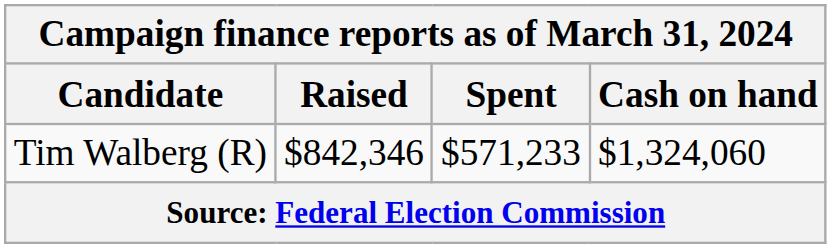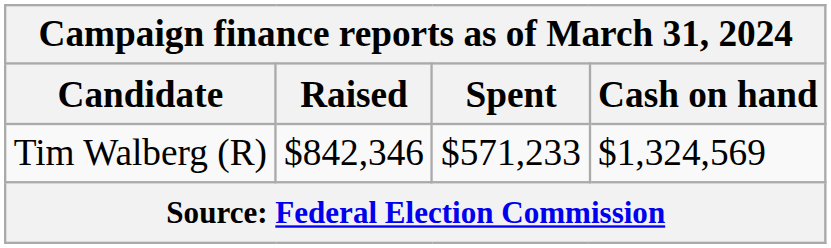(682, 152) $1,324,060 -> (682, 152) $1,324,569
